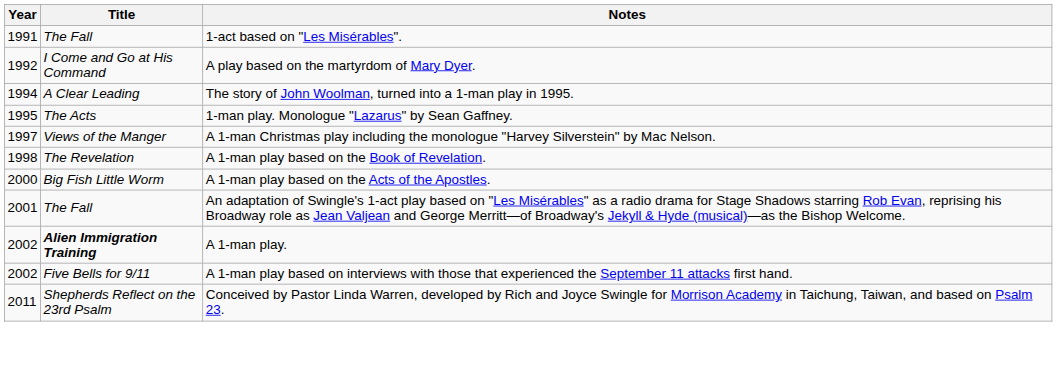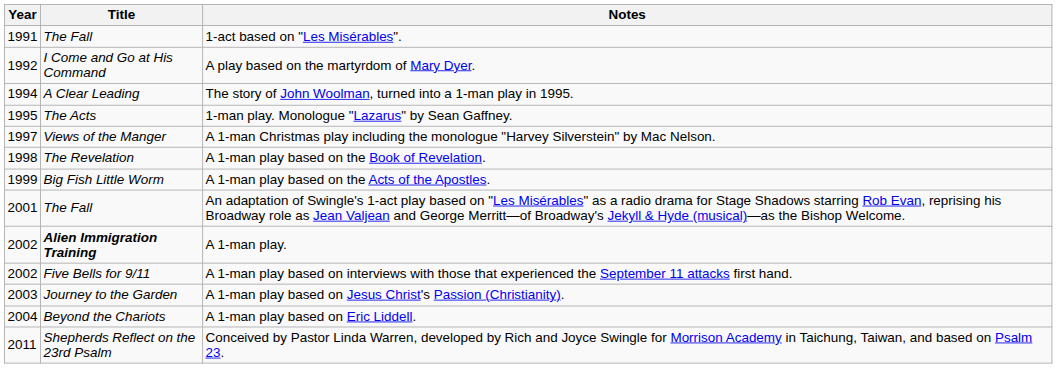(22, 179) 2000 -> (22, 179) 1999
+ row: (385, 294)
+ row: (311, 316)
